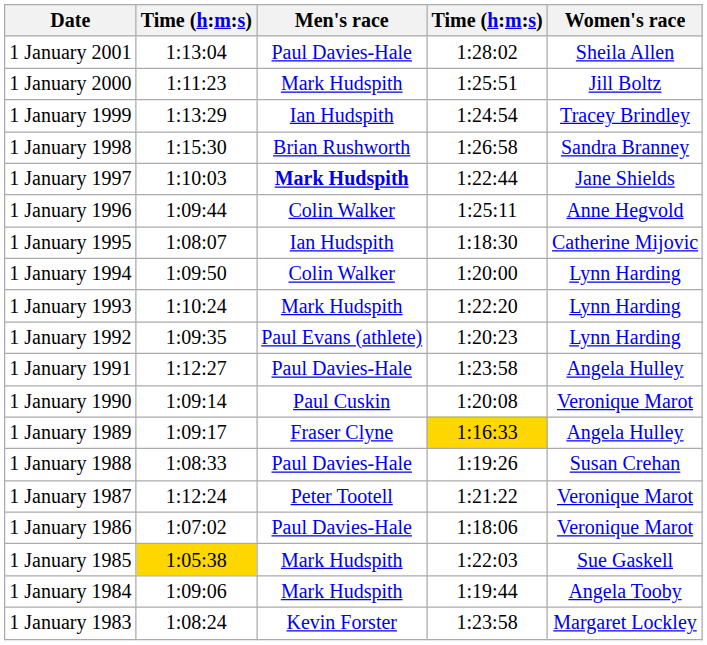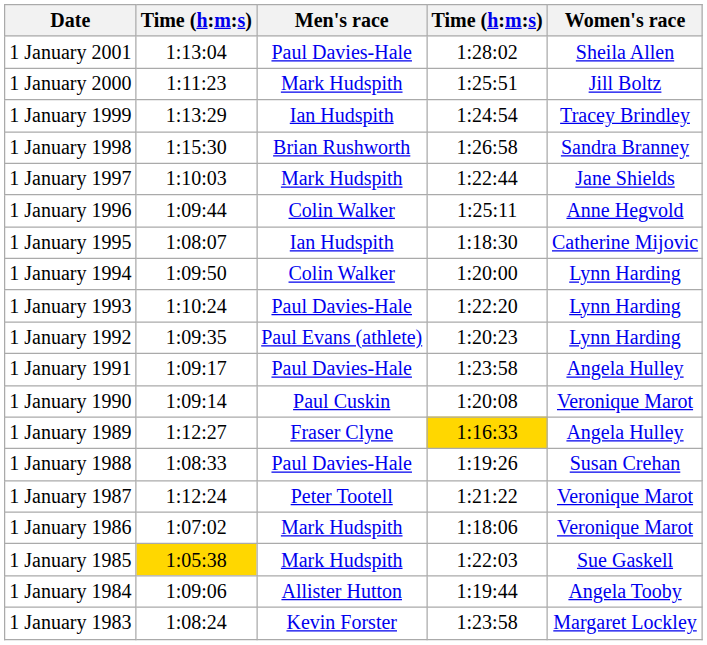(342, 178) bold -> (342, 178) normal
(342, 305) Mark Hudspith -> (342, 305) Paul Davies-Hale
(196, 369) 1:12:27 -> (196, 369) 1:09:17
(196, 432) 1:09:17 -> (196, 432) 1:12:27
(342, 527) Paul Davies-Hale -> (342, 527) Mark Hudspith
(342, 591) Mark Hudspith -> (342, 591) Allister Hutton
